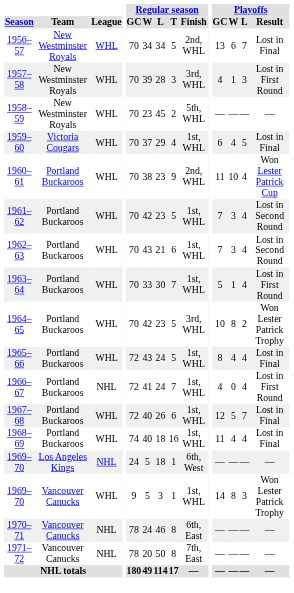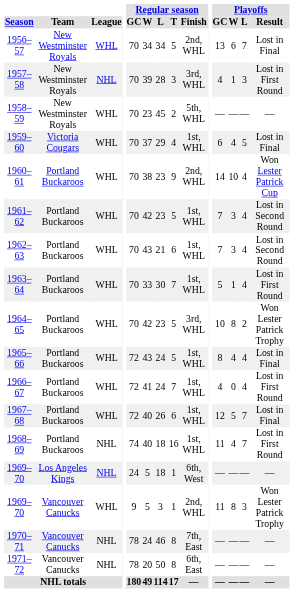(107, 79) WHL -> (107, 79) NHL
(220, 176) 11 -> (220, 176) 14
(107, 387) NHL -> (107, 387) WHL
(107, 439) WHL -> (107, 444) NHL
(244, 439) 4 -> (244, 444) 7
(270, 439) Lost in Final -> (270, 444) Lost in First Round
(194, 496) 1st, WHL -> (194, 507) 2nd, WHL
(220, 496) 14 -> (220, 507) 11
(194, 530) 6th, East -> (194, 541) 7th, East
(194, 553) 7th, East -> (194, 564) 6th, East
